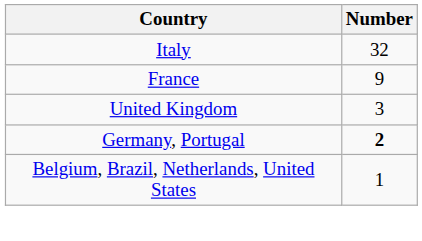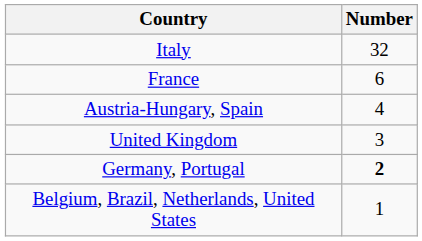(379, 79) 9 -> (379, 79) 6
+ row: (173, 109)
